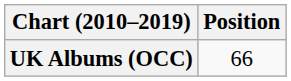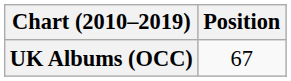(242, 57) 66 -> (242, 57) 67
